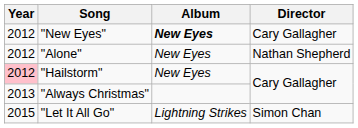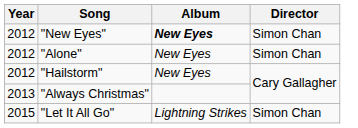(295, 34) Cary Gallagher -> (287, 34) Simon Chan
(302, 53) Nathan Shepherd -> (287, 53) Simon Chan
(21, 73) pink background -> (21, 73) no background
